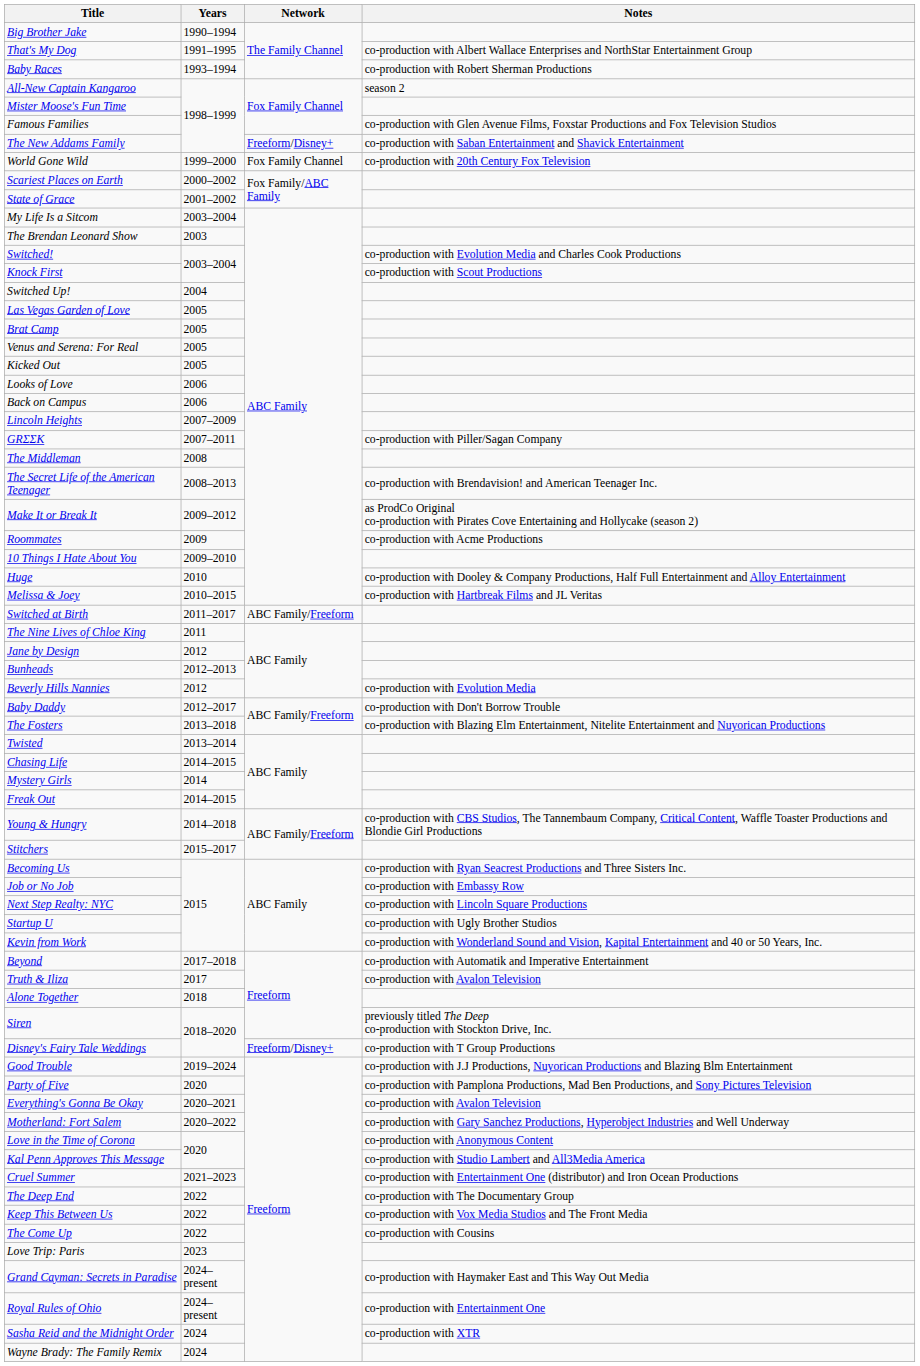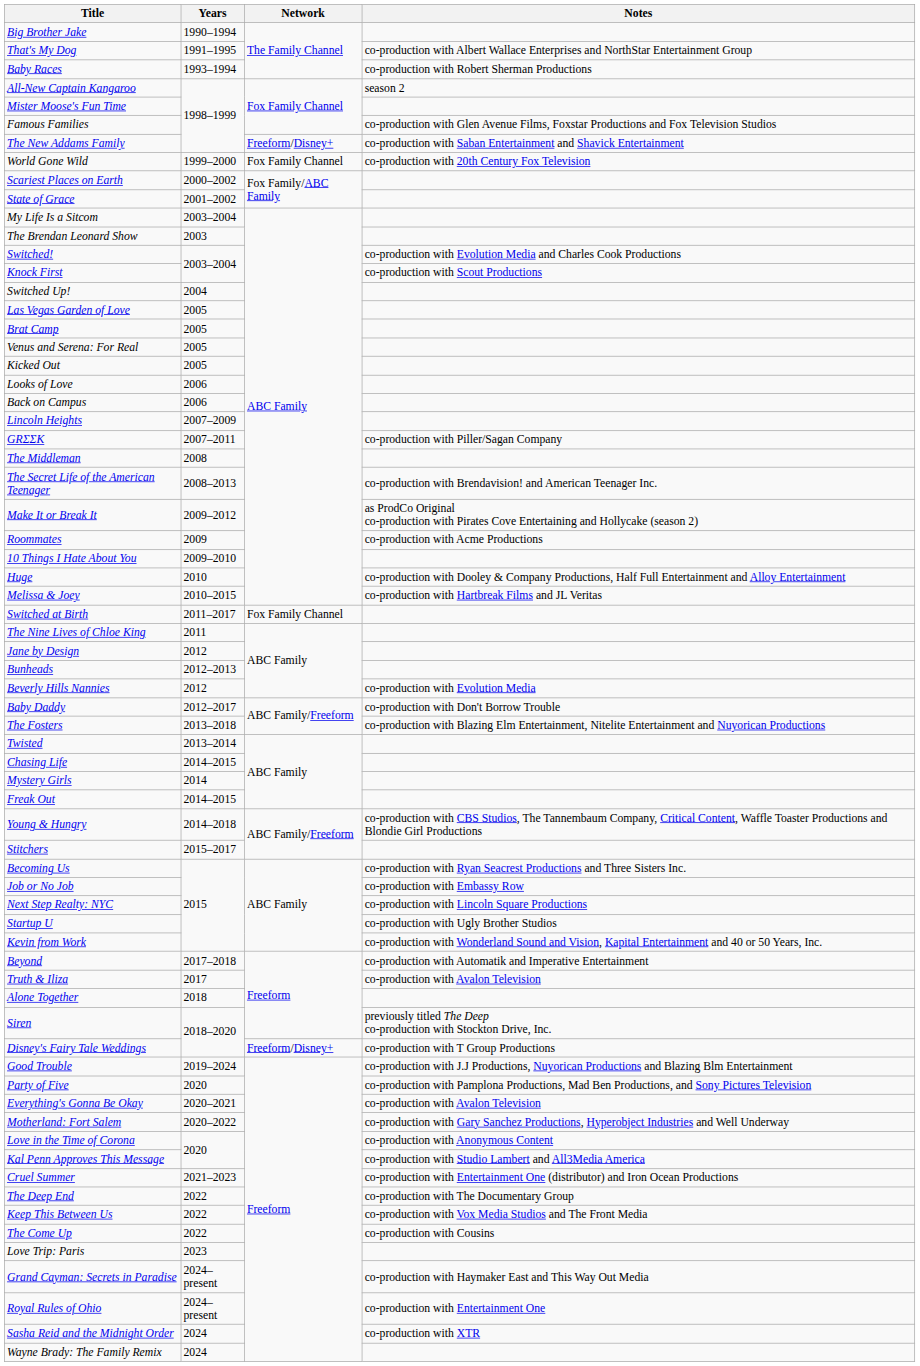(300, 614) ABC Family/Freeform -> (295, 614) Fox Family Channel
